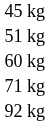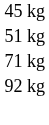- row: (25, 61)
